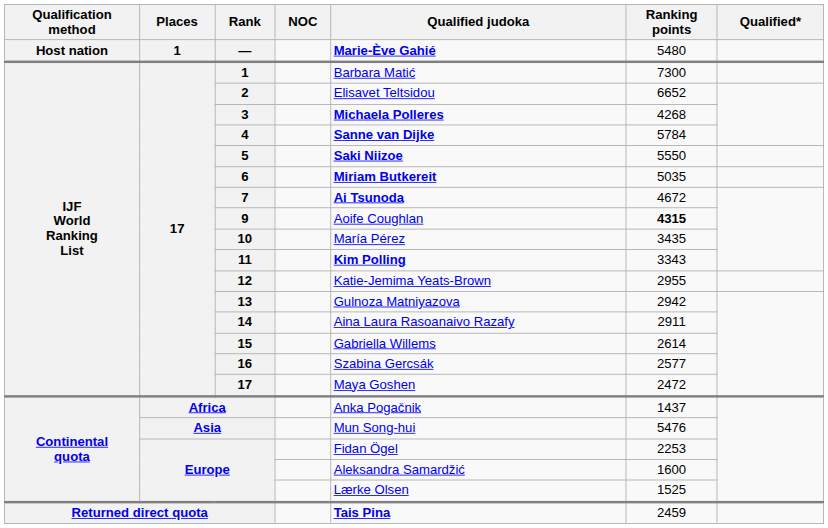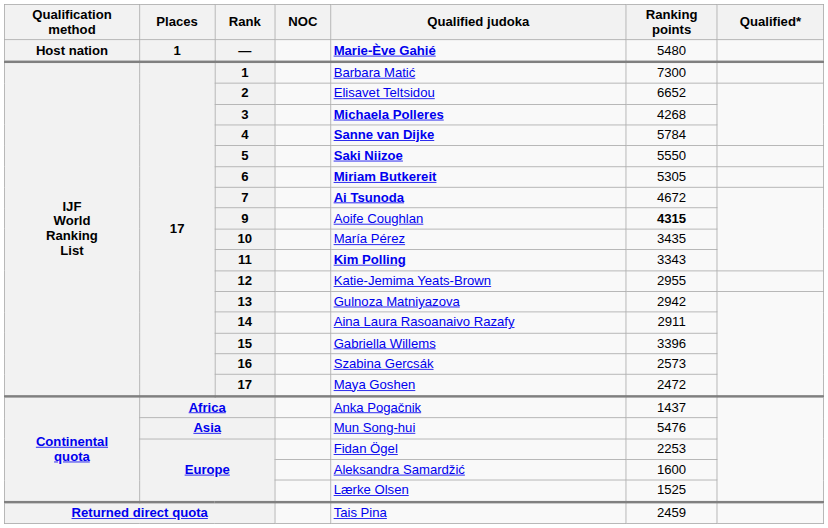(672, 176) 5035 -> (672, 176) 5305
(672, 343) 2614 -> (672, 343) 3396
(672, 364) 2577 -> (672, 364) 2573
(362, 513) bold -> (360, 513) normal
